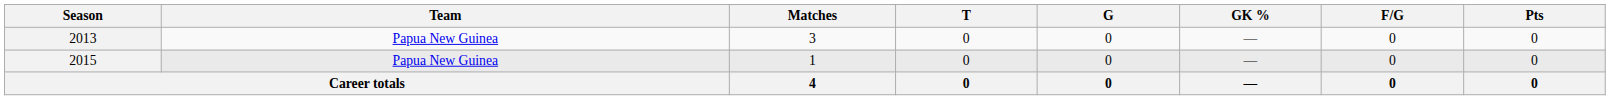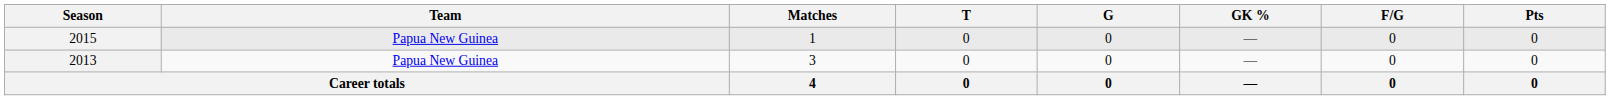rows swapped: (83, 38) <-> (83, 61)
